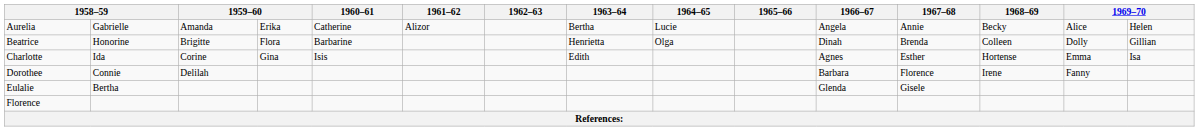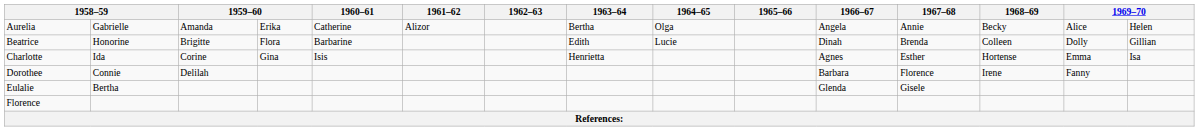(666, 27) Lucie -> (664, 27) Olga
(586, 42) Henrietta -> (579, 42) Edith
(664, 42) Olga -> (666, 42) Lucie
(579, 57) Edith -> (586, 57) Henrietta
